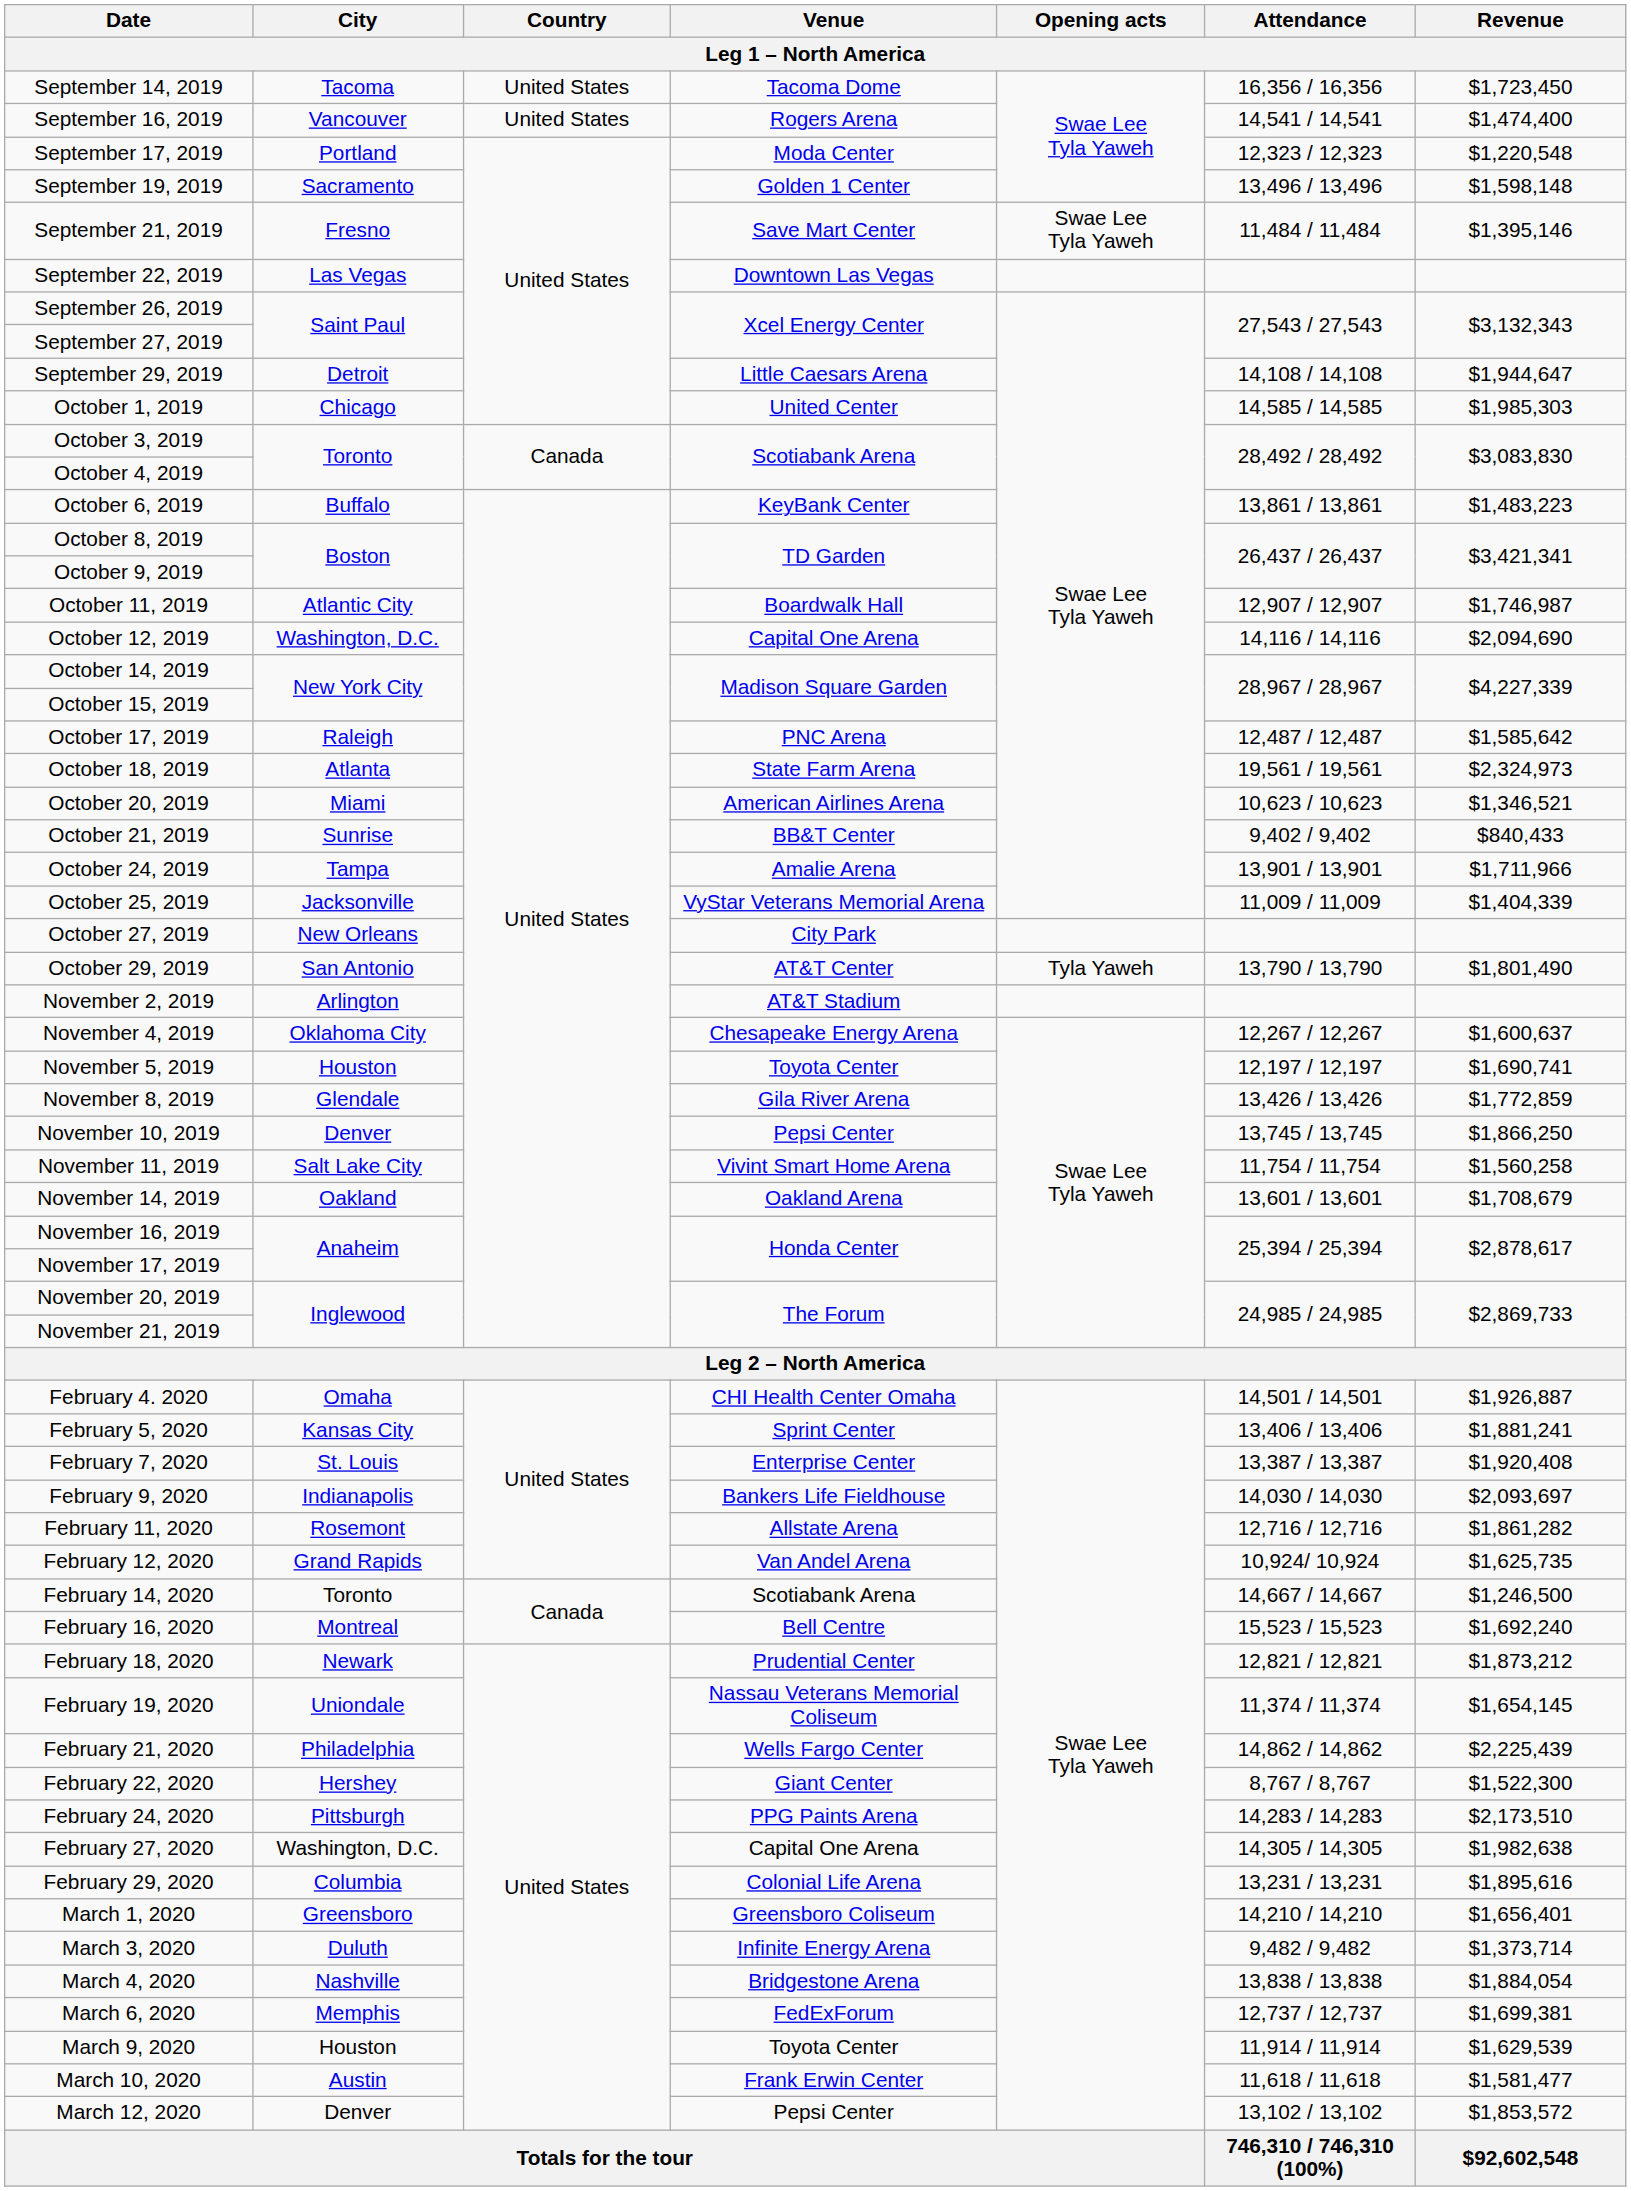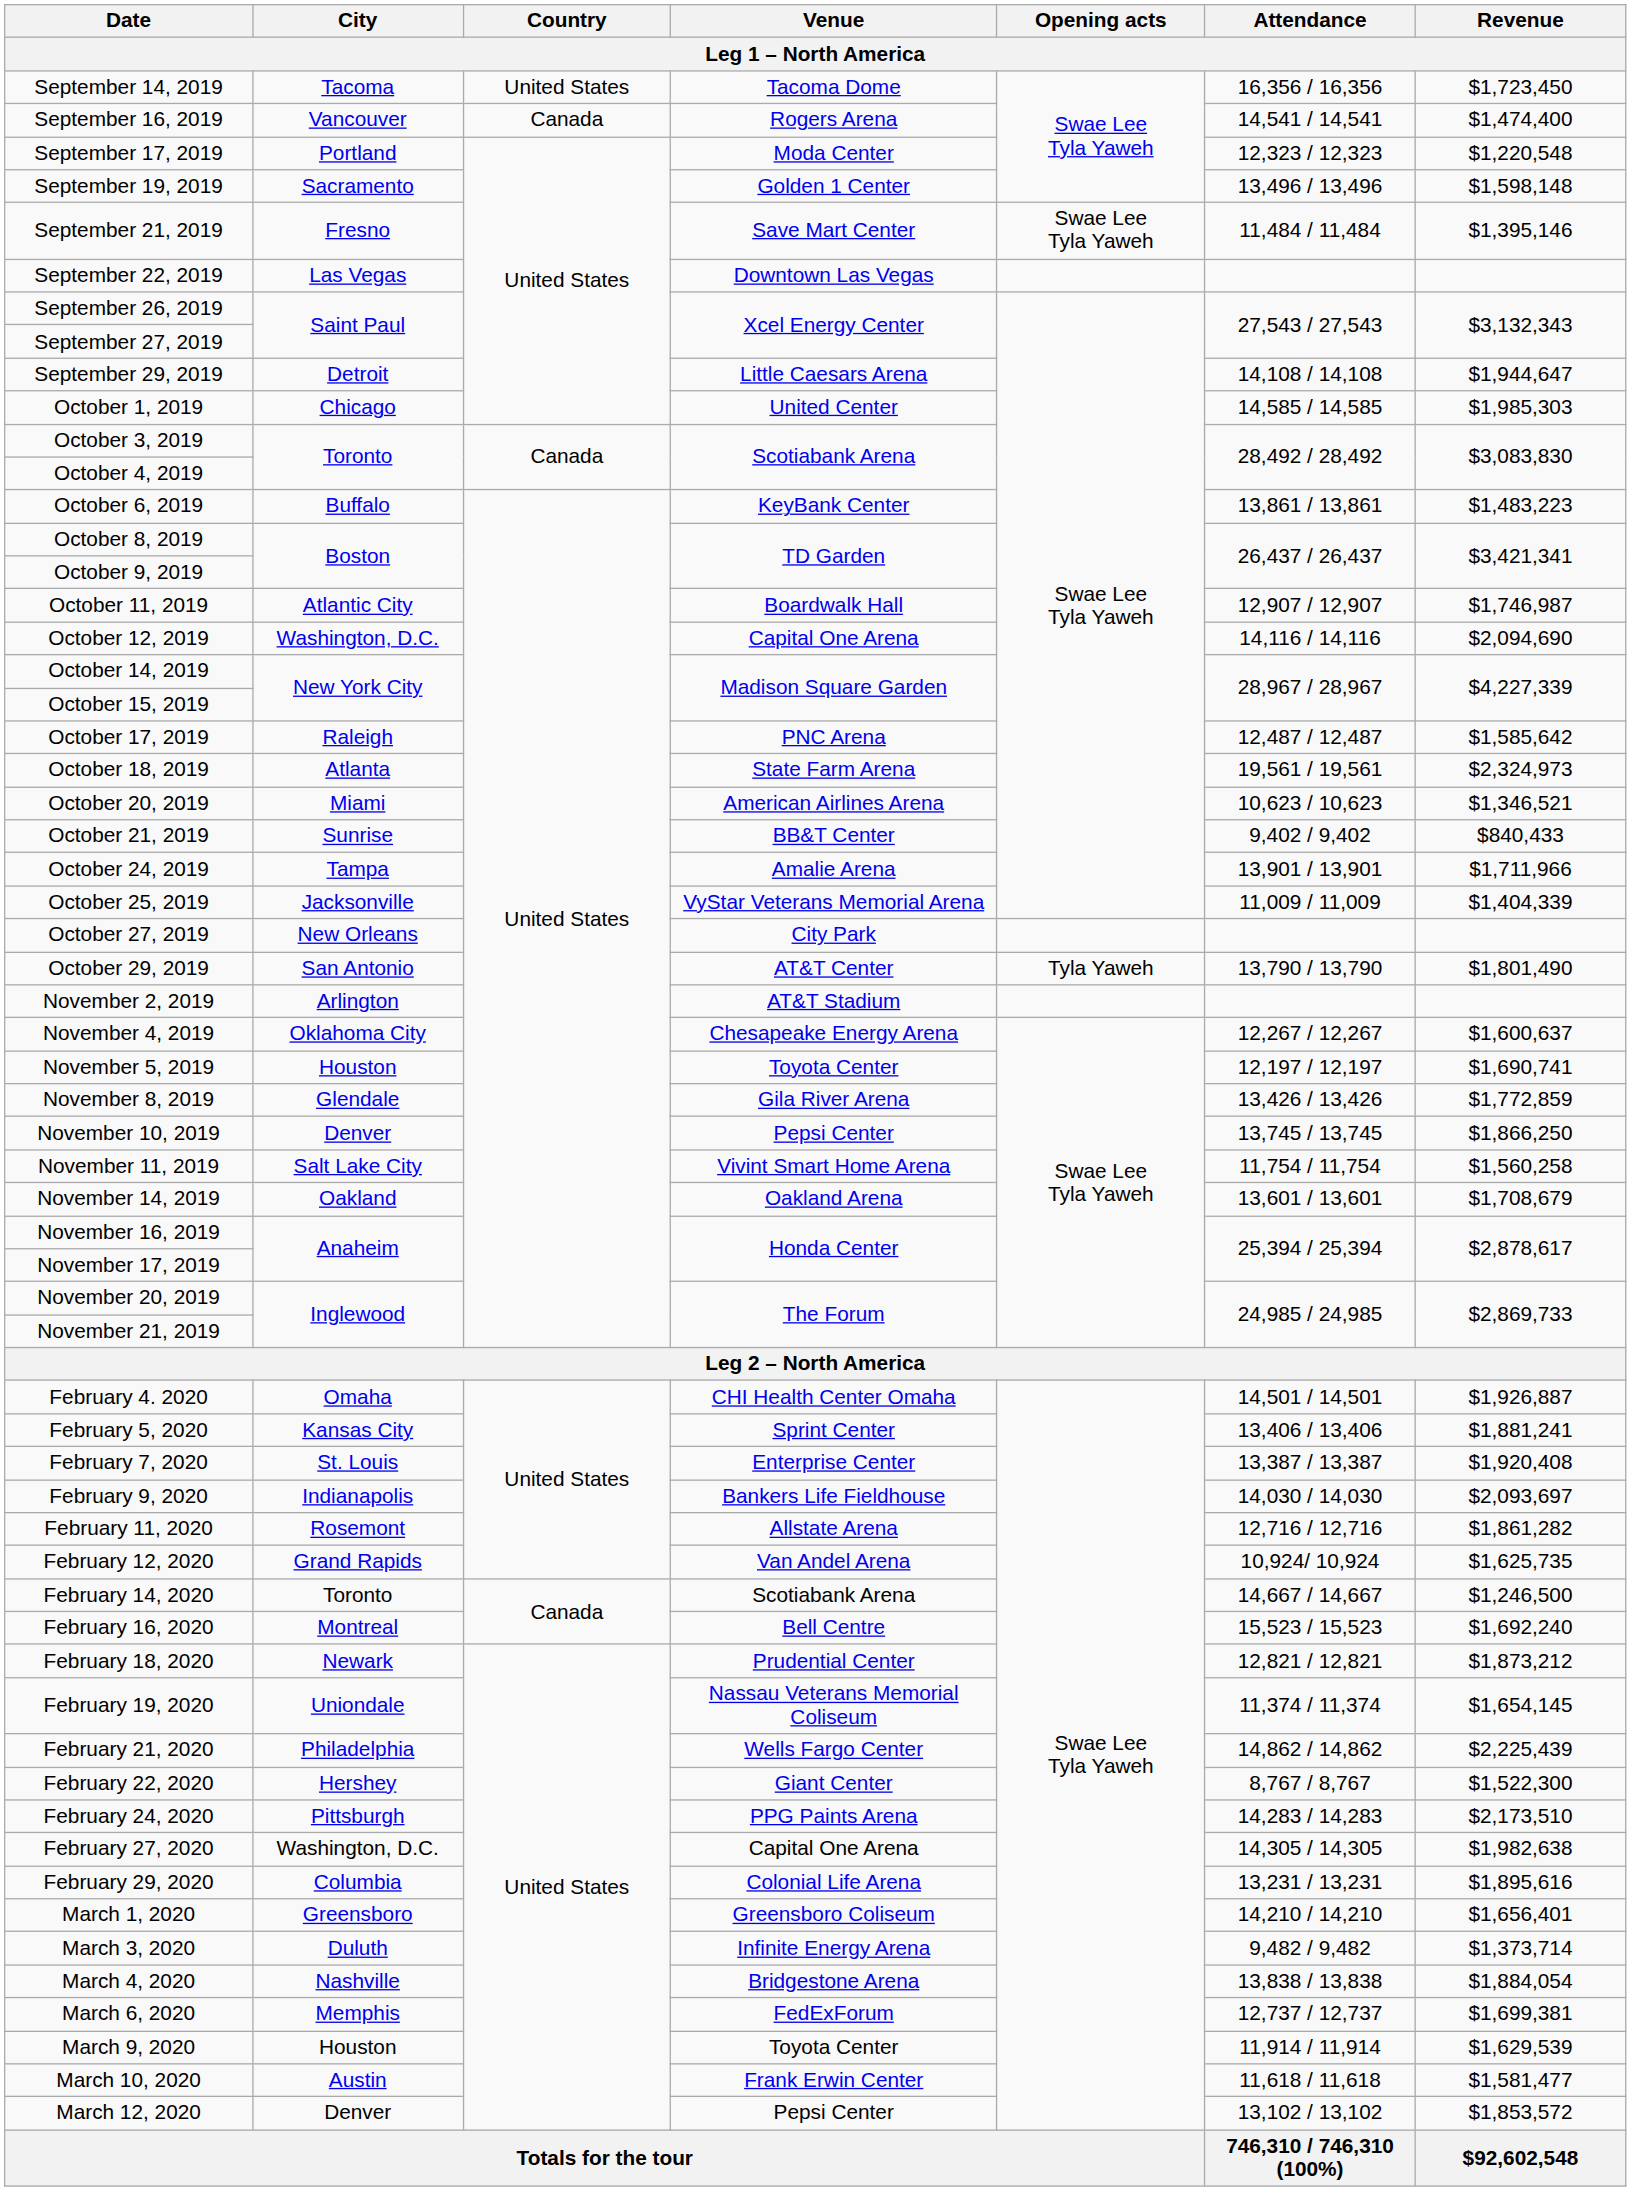(567, 119) United States -> (567, 119) Canada
